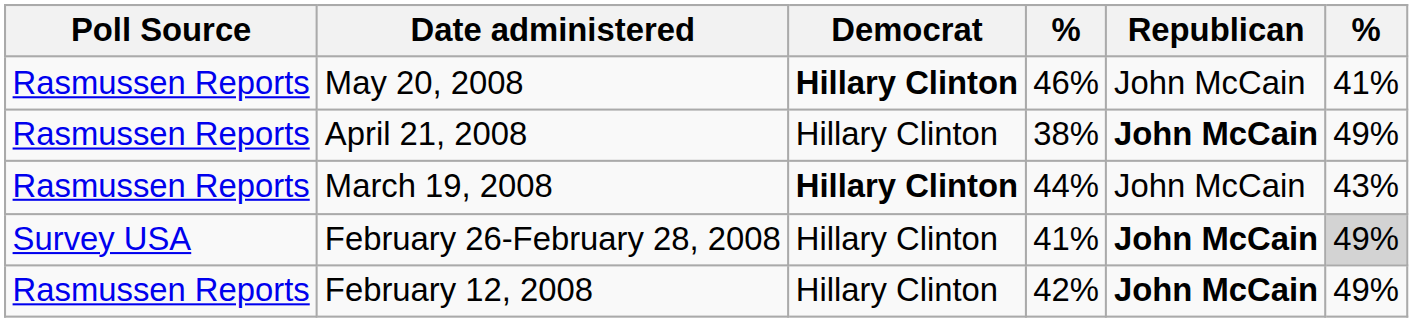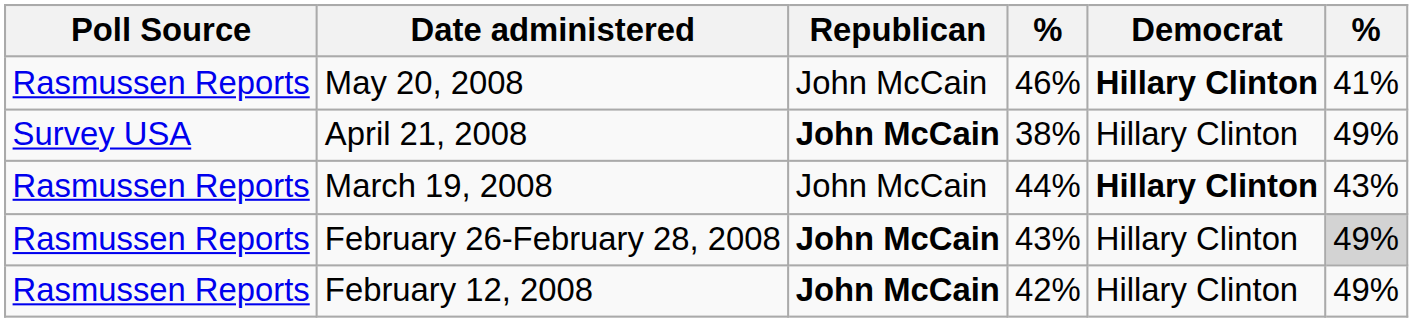columns swapped: (907, 30) <-> (1216, 30)
(161, 134) Rasmussen Reports -> (102, 134) Survey USA
(102, 238) Survey USA -> (161, 238) Rasmussen Reports
(1066, 238) 41% -> (1048, 238) 43%
